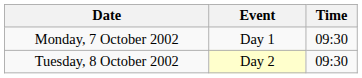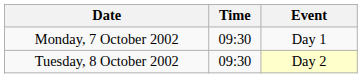columns swapped: (332, 15) <-> (257, 15)
